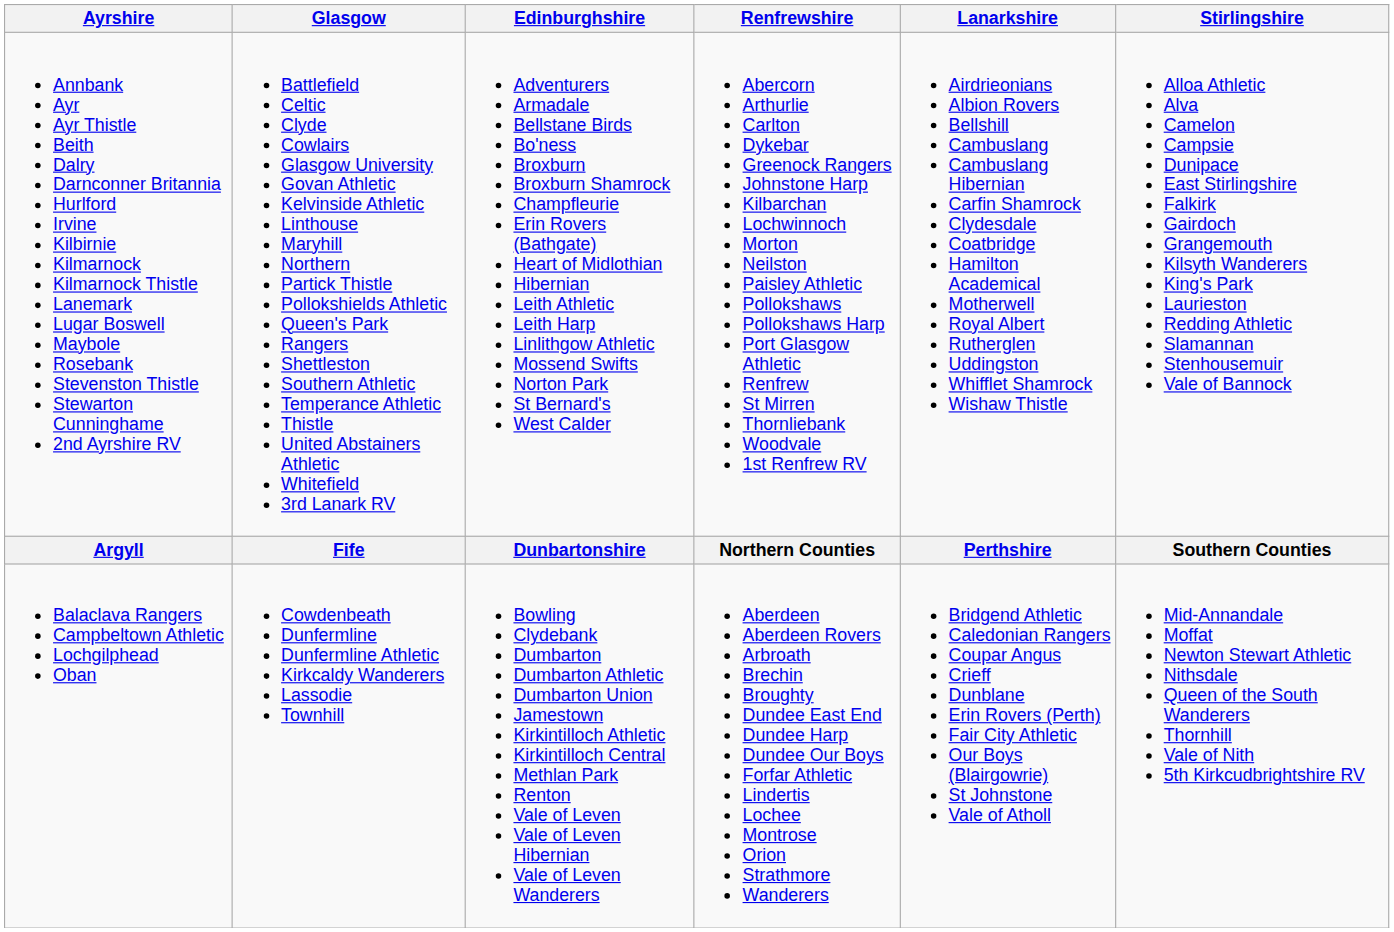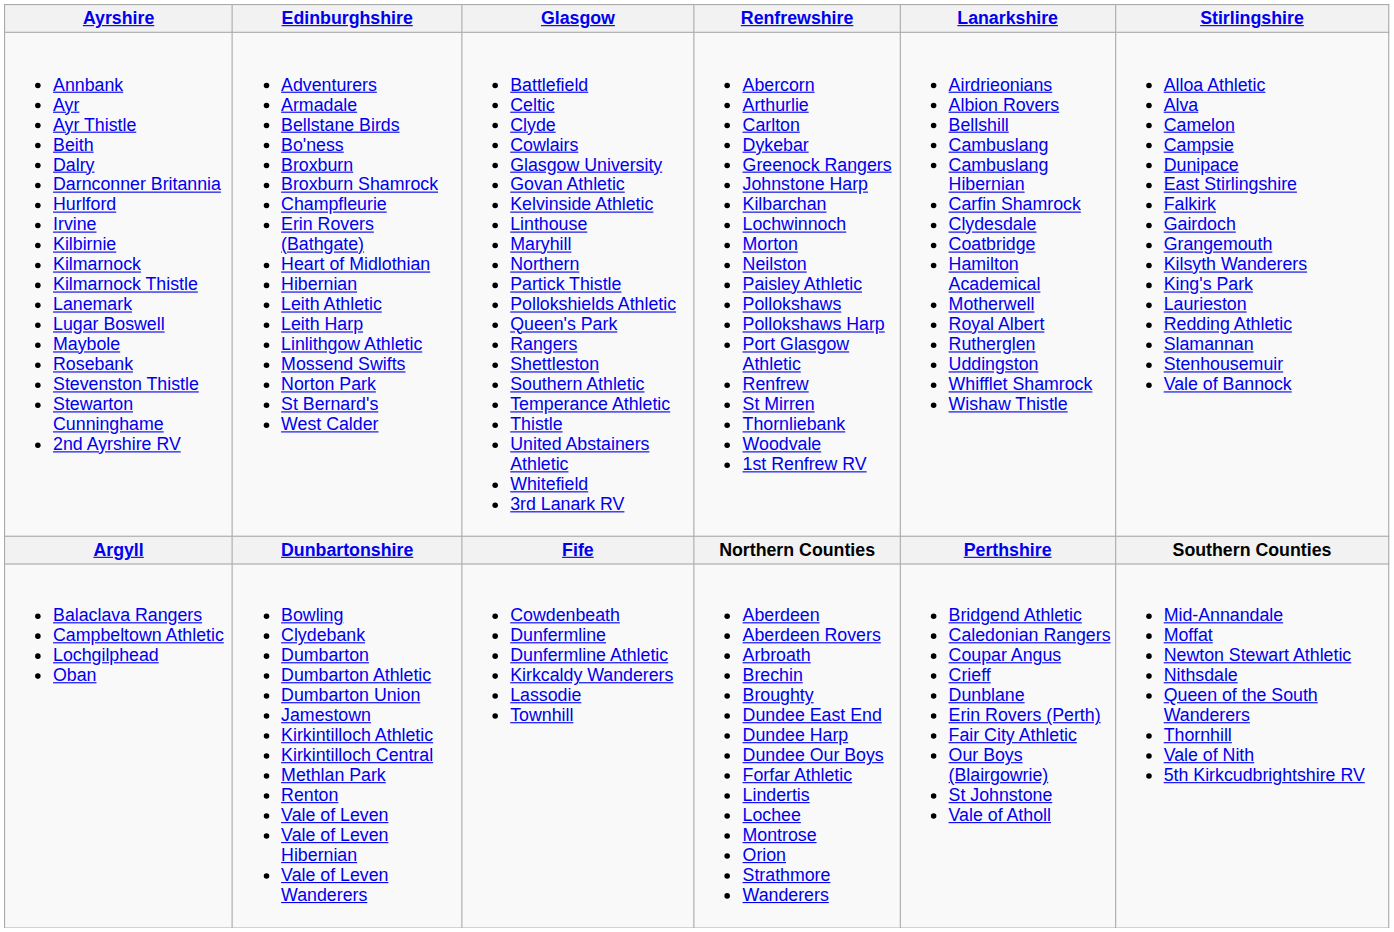columns swapped: (580, 18) <-> (349, 18)
